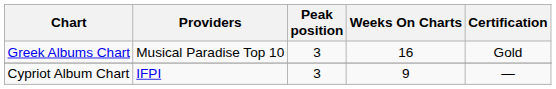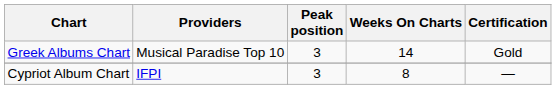(406, 52) 16 -> (406, 52) 14
(406, 73) 9 -> (406, 73) 8
